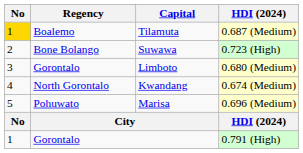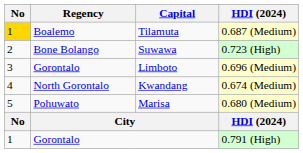(259, 67) 0.680 (Medium) -> (259, 67) 0.696 (Medium)
(259, 103) 0.696 (Medium) -> (259, 103) 0.680 (Medium)
